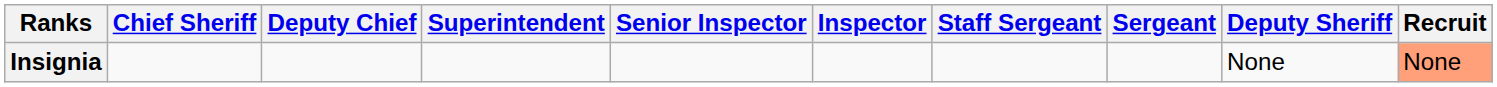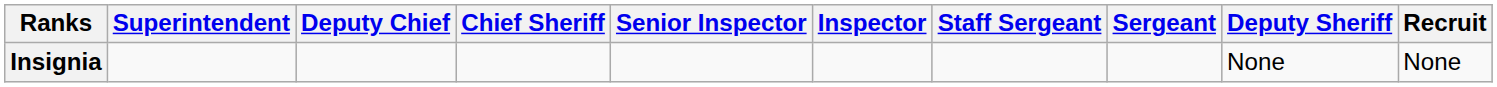columns swapped: (185, 23) <-> (516, 23)
(1432, 61) lightsalmon background -> (1432, 61) no background
